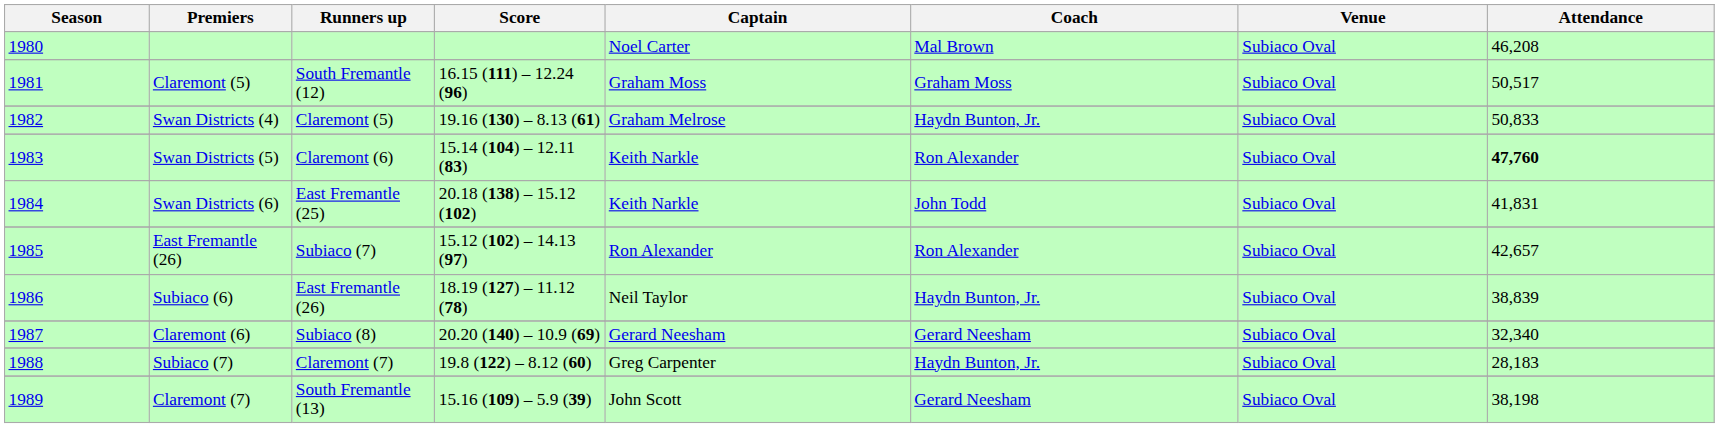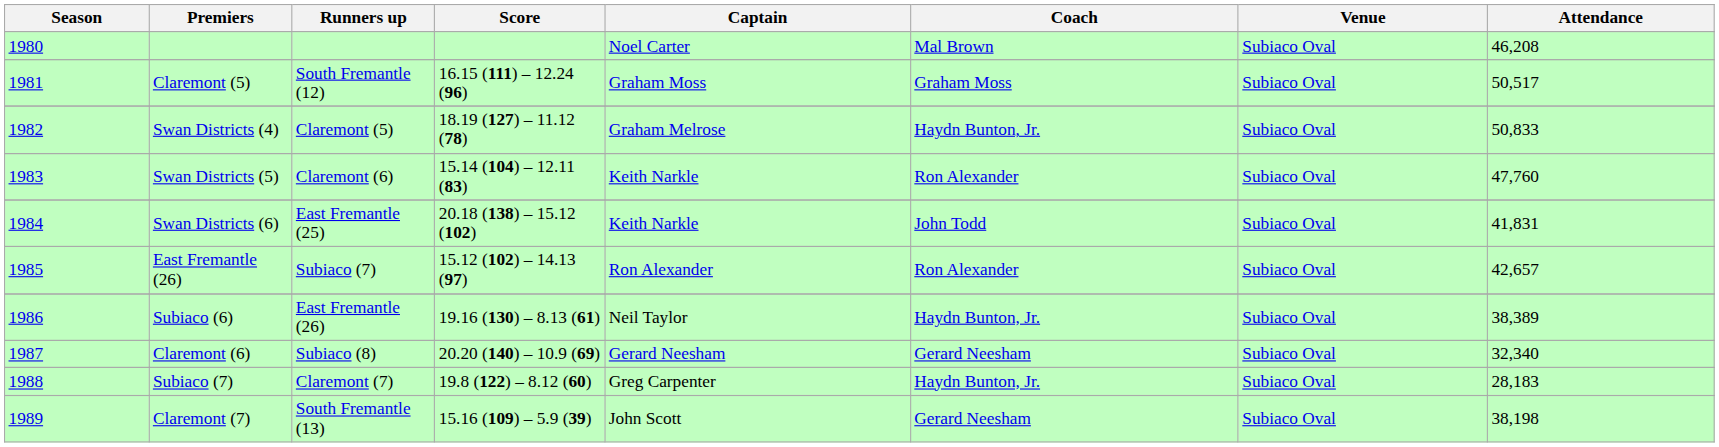(519, 119) 19.16 (130) – 8.13 (61) -> (507, 129) 18.19 (127) – 11.12 (78)
(1515, 156) bold -> (1515, 176) normal
(507, 297) 18.19 (127) – 11.12 (78) -> (519, 316) 19.16 (130) – 8.13 (61)
(1515, 297) 38,839 -> (1515, 316) 38,389
